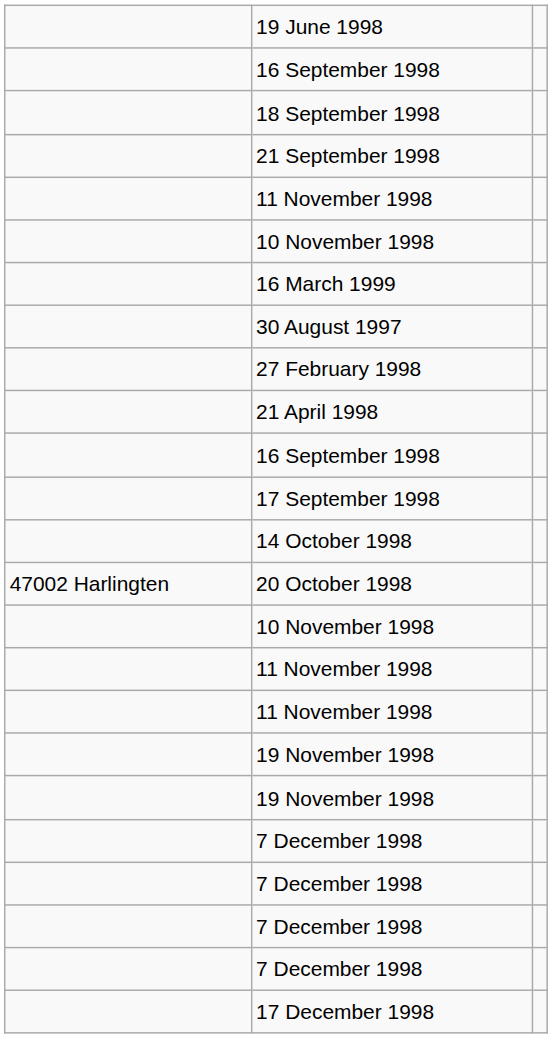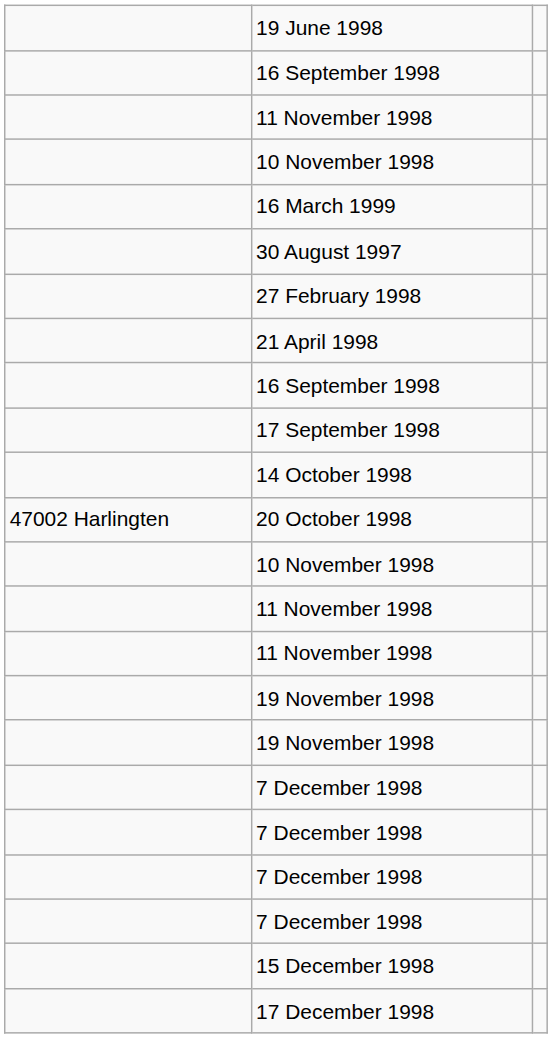- row: (128, 113)
- row: (128, 156)
+ row: (128, 966)
